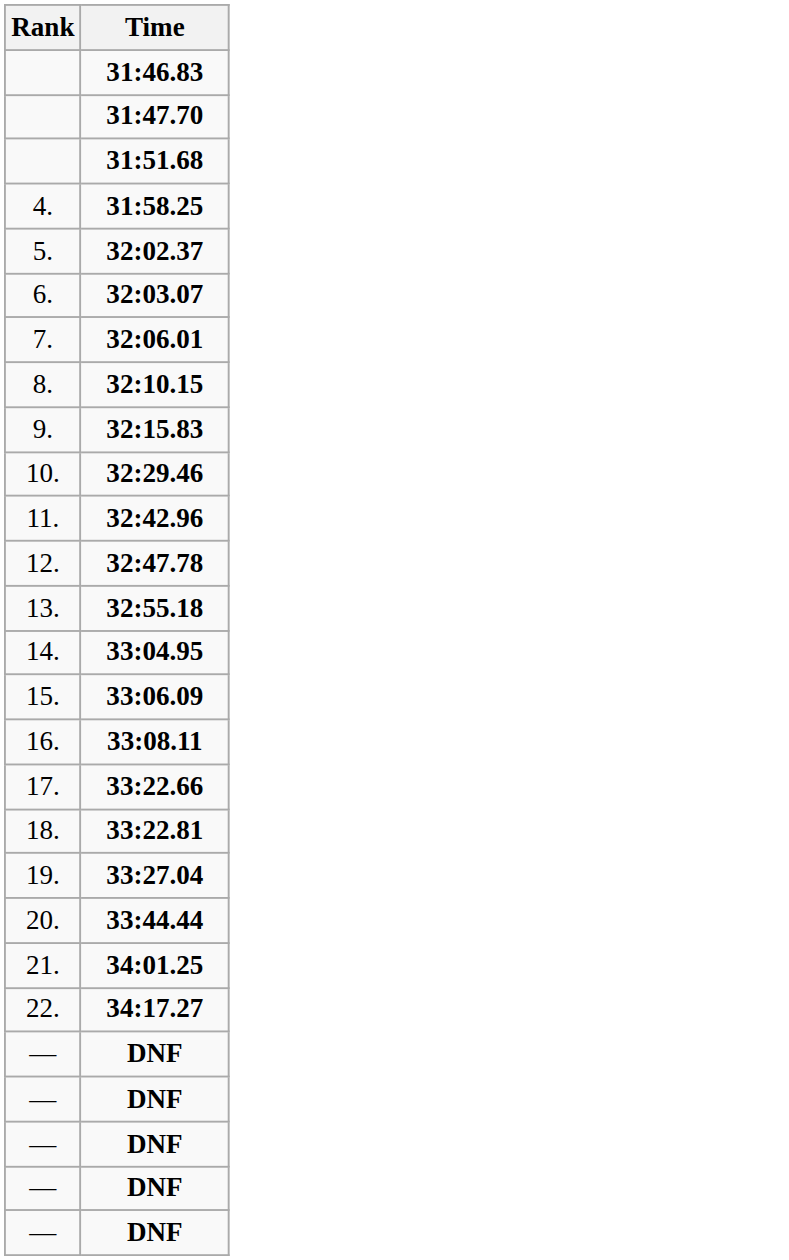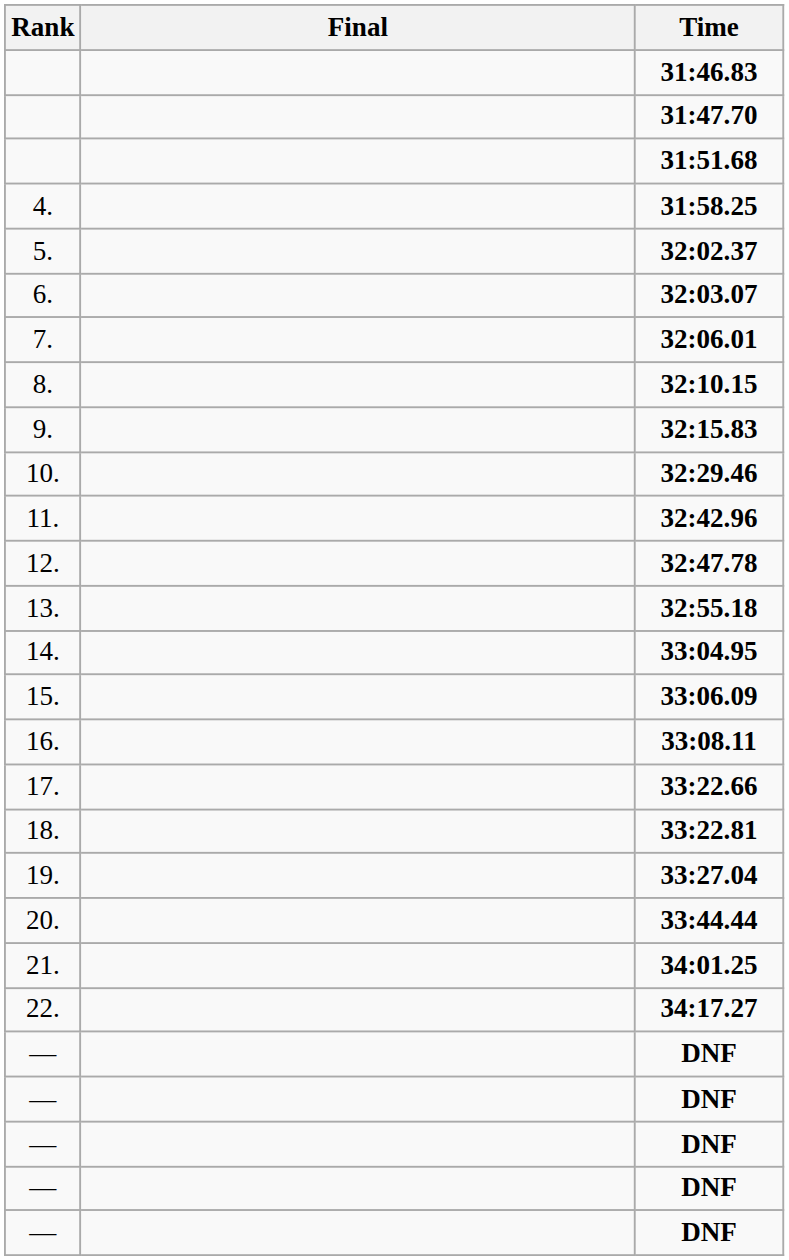+ column: (358, 27)
